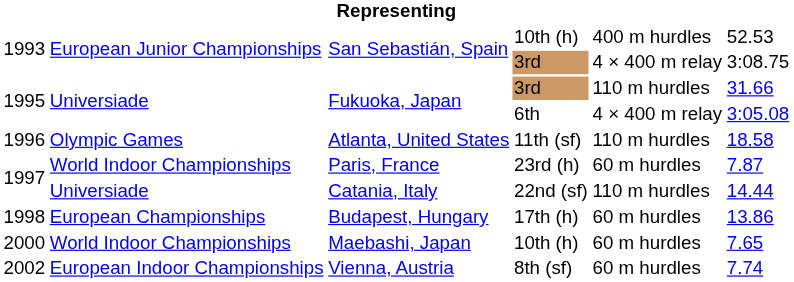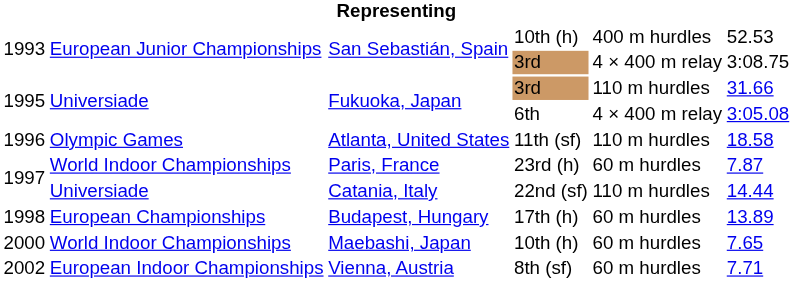(750, 216) 13.86 -> (750, 216) 13.89
(745, 268) 7.74 -> (745, 268) 7.71
